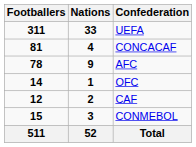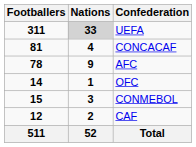(90, 30) no background -> (90, 30) lightgrey background
rows swapped: (147, 116) <-> (126, 99)
